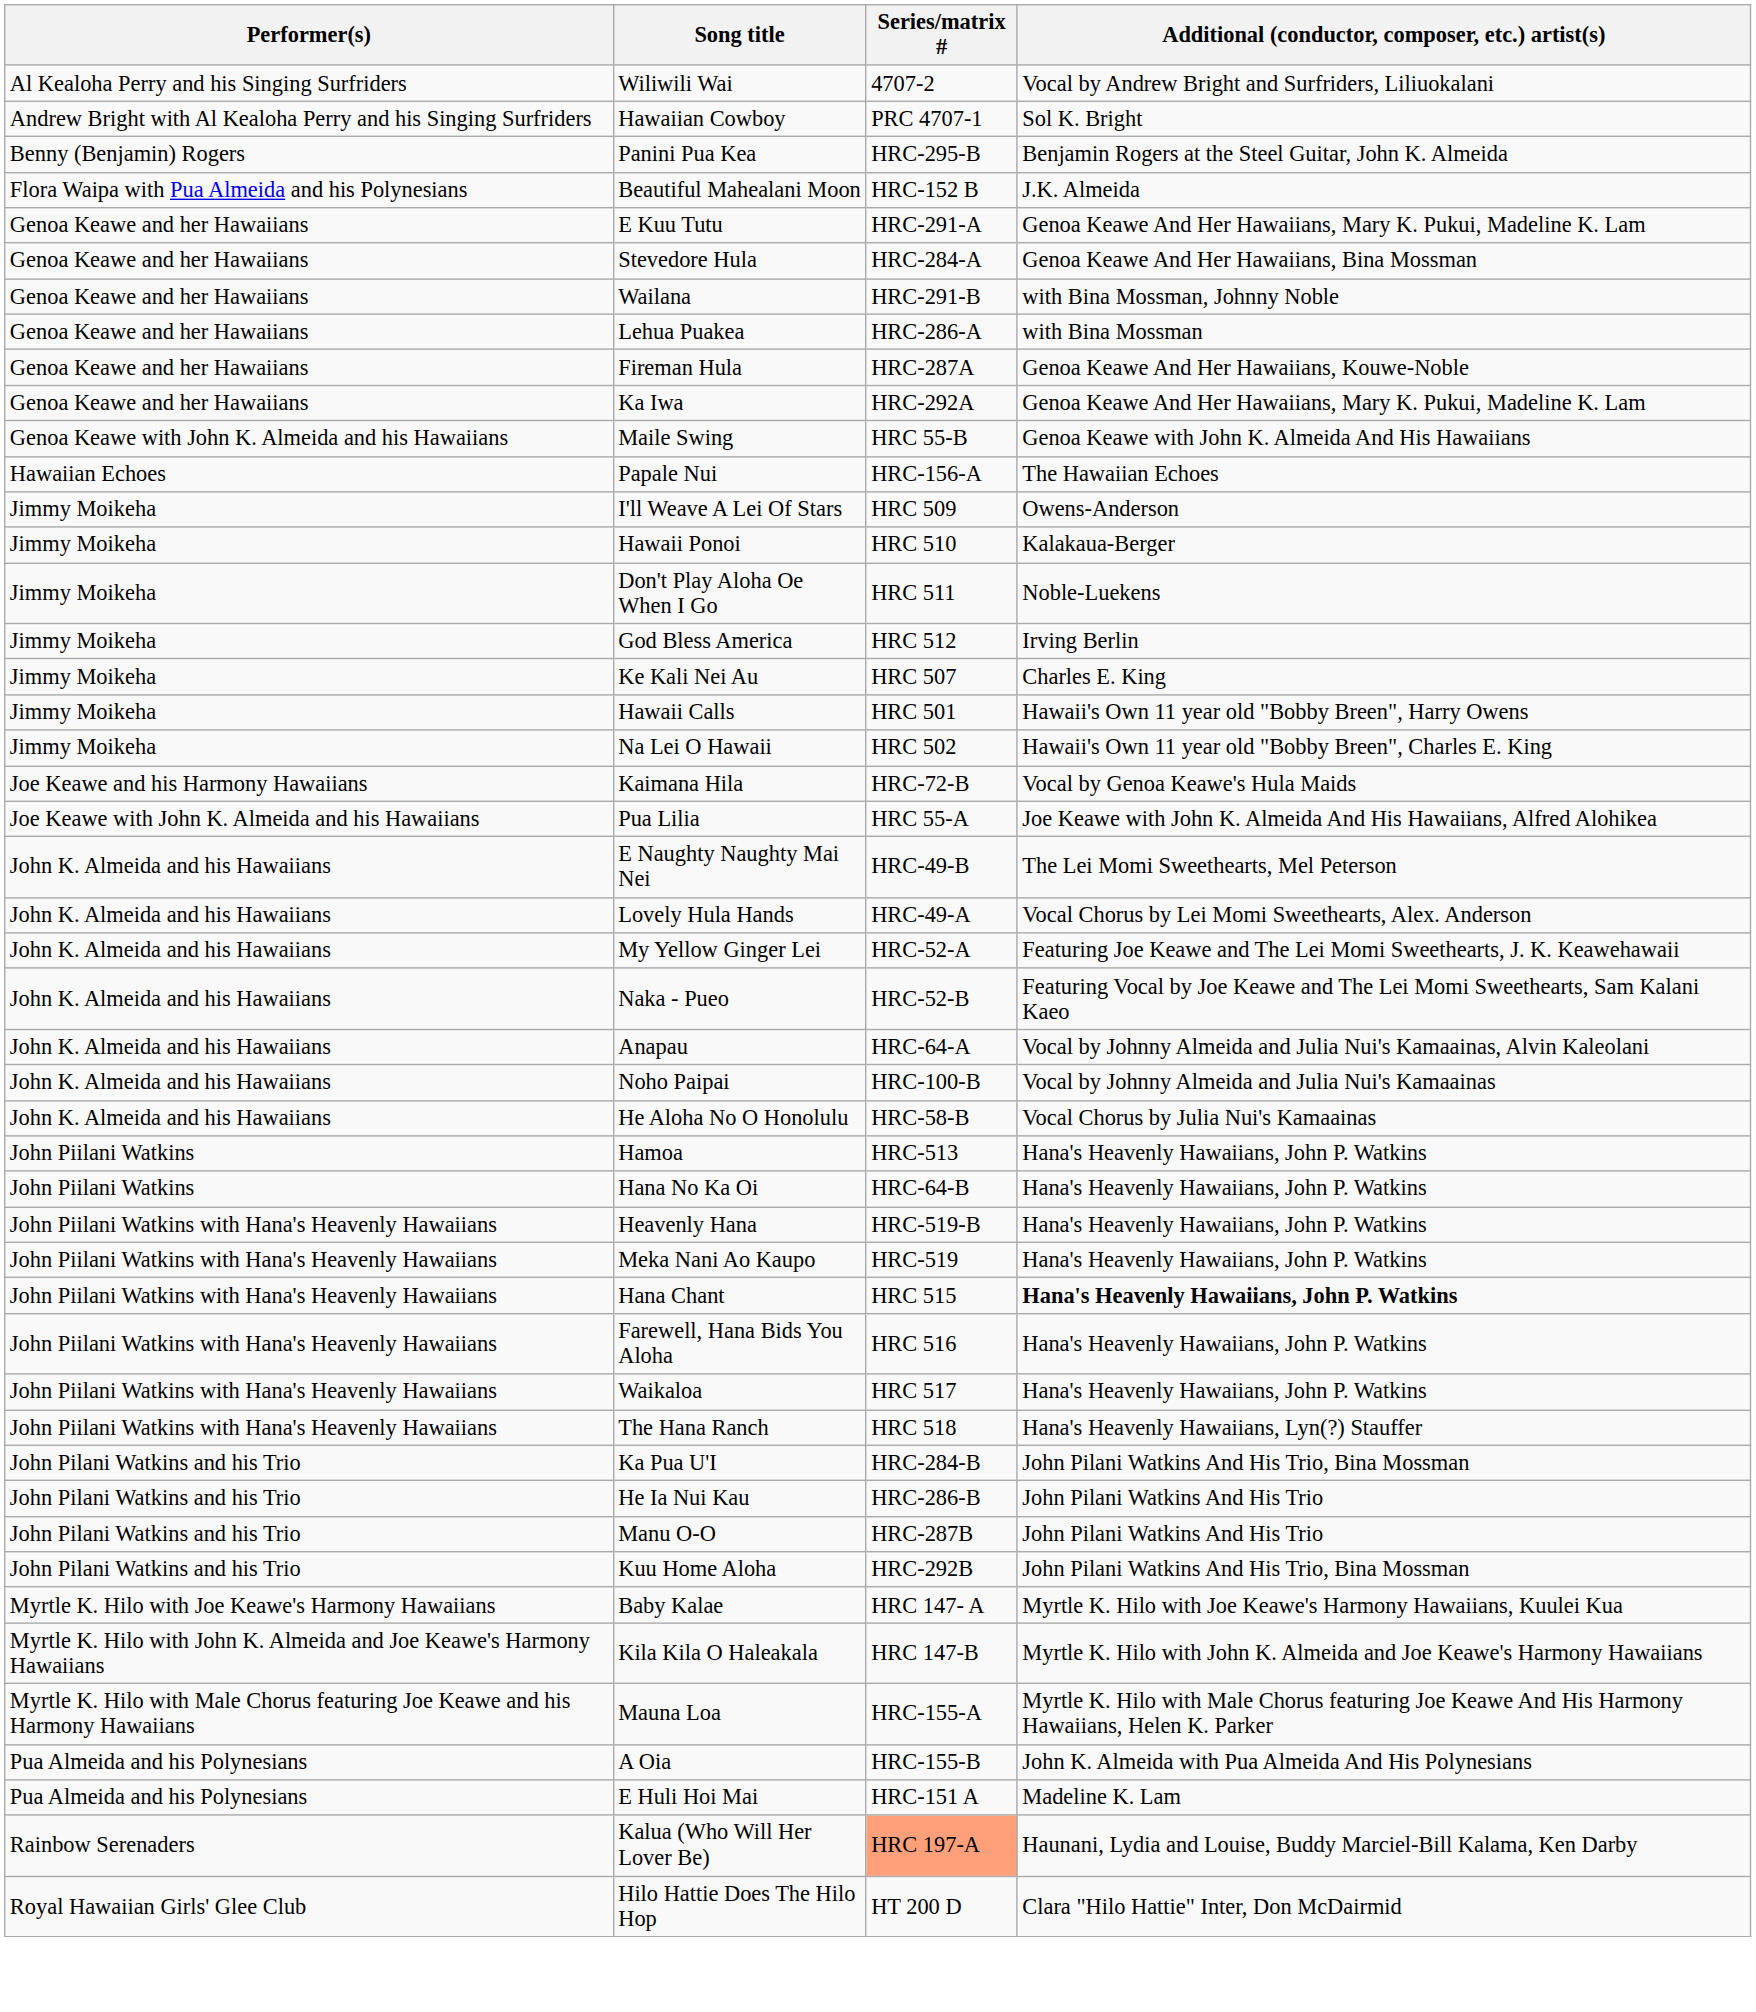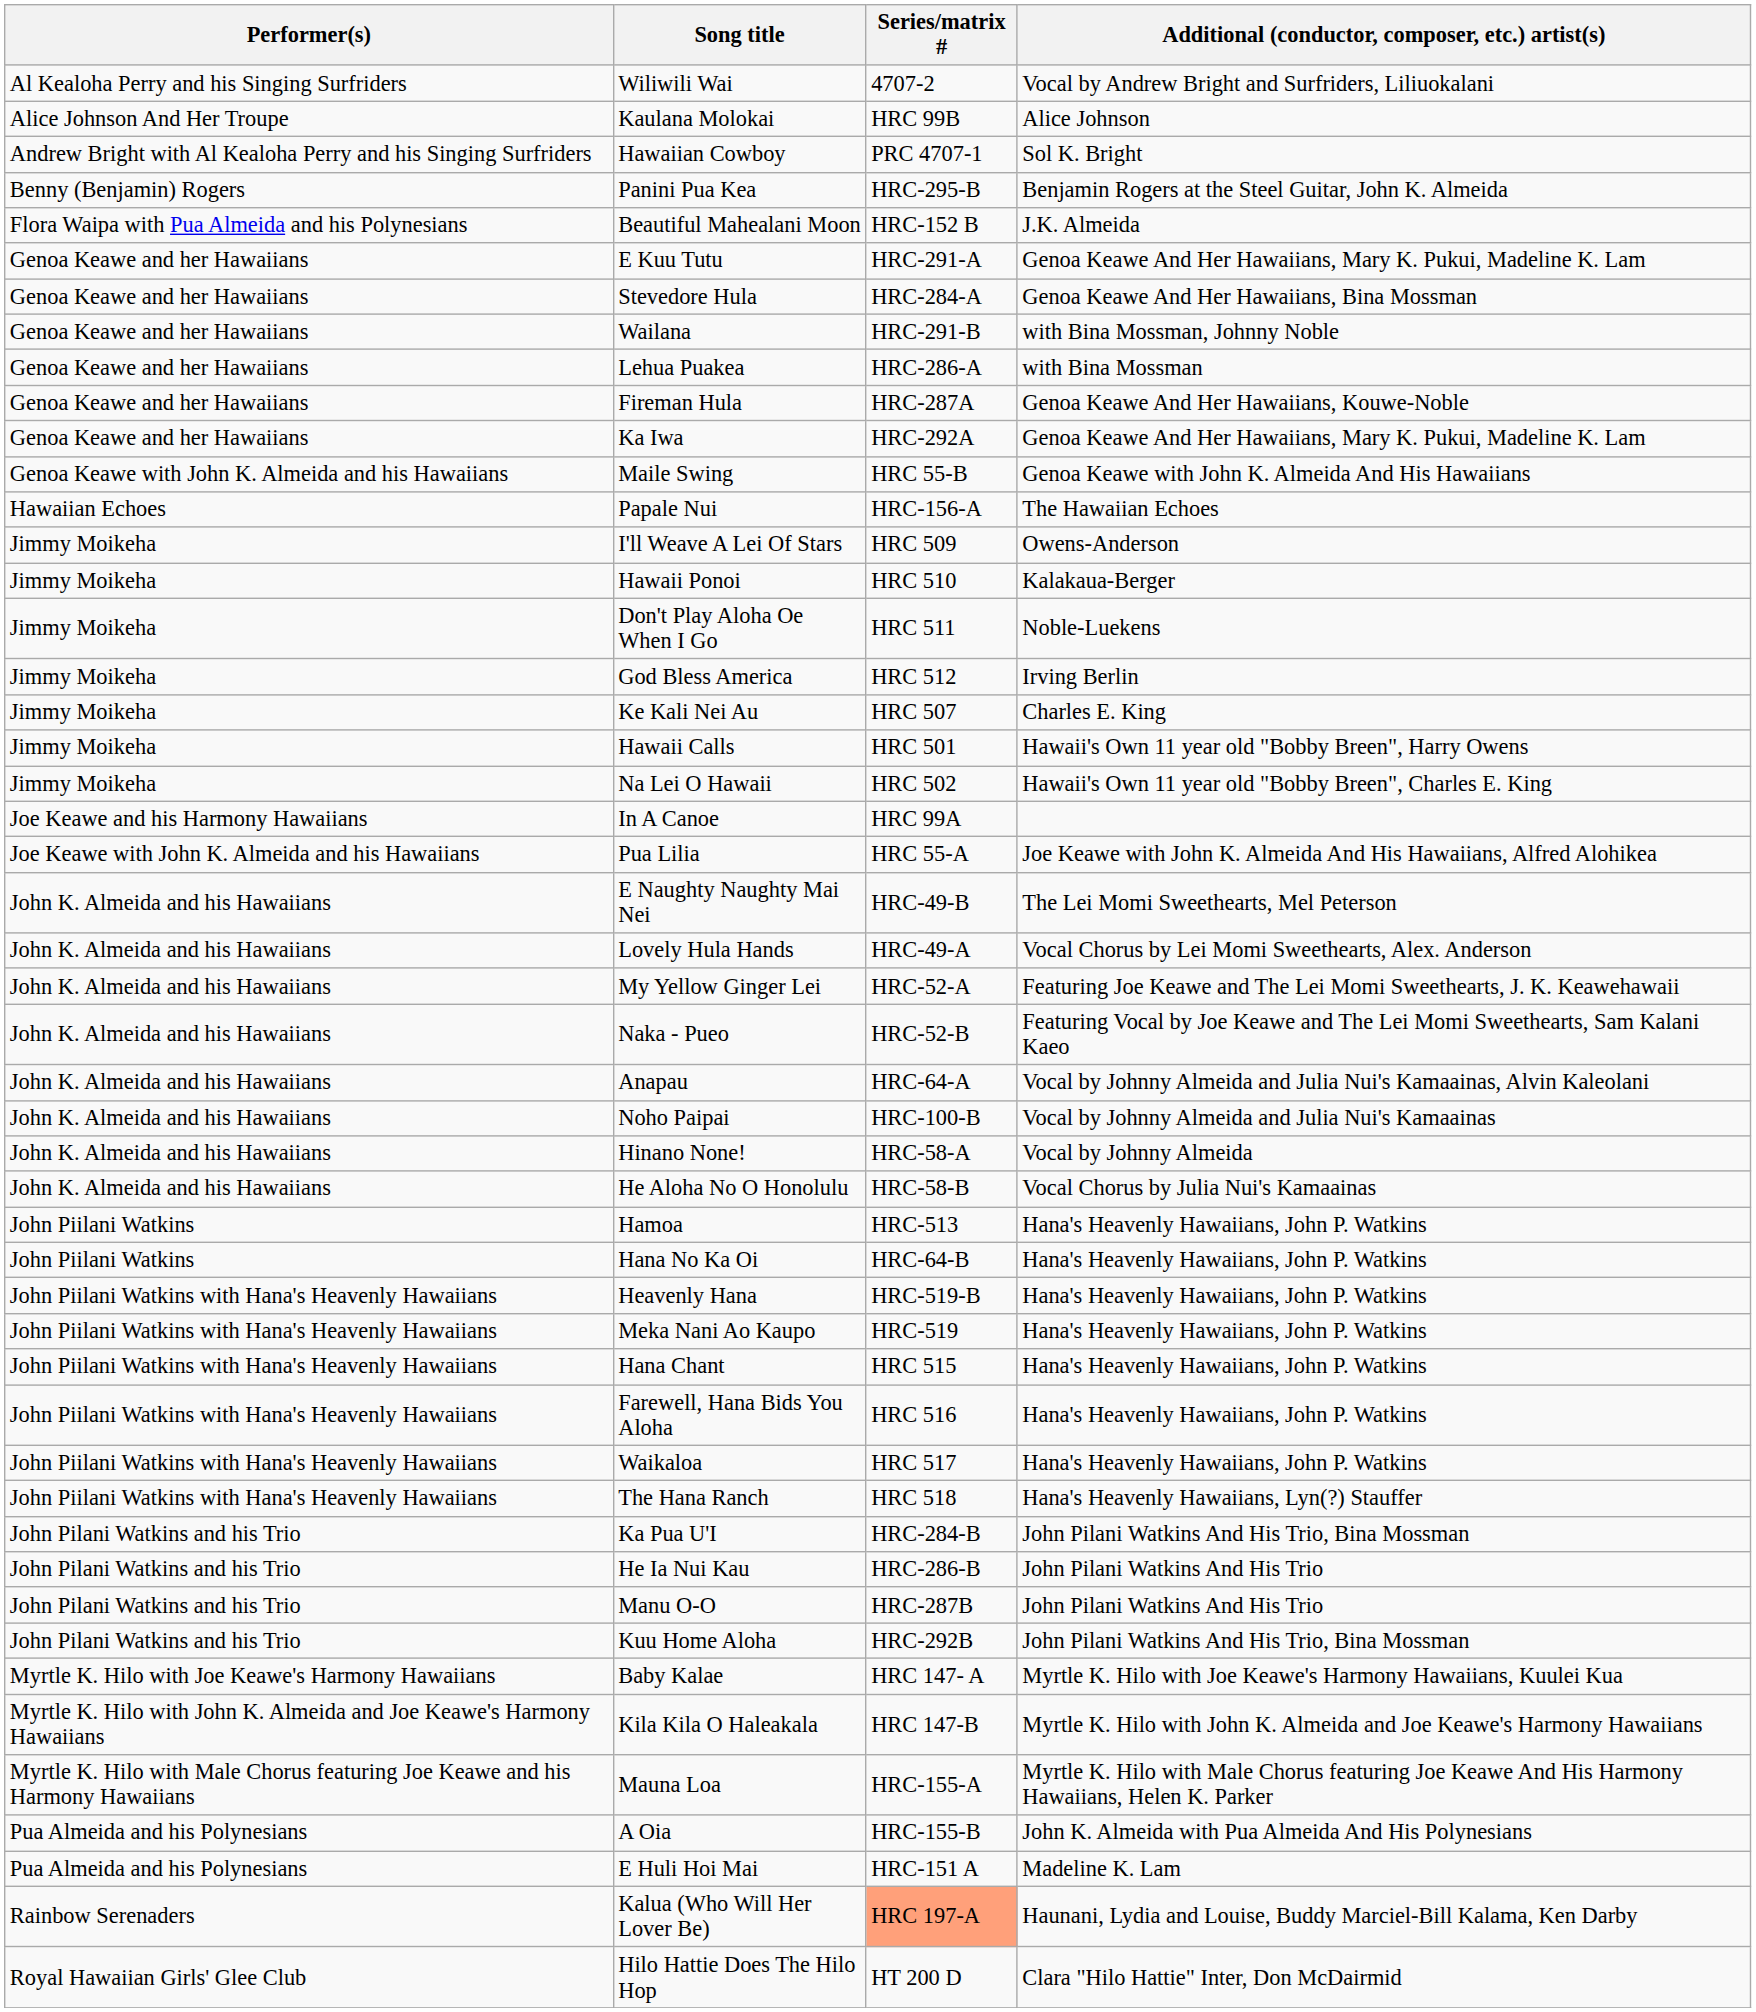+ row: (696, 118)
- row: (681, 783)
+ row: (669, 818)
+ row: (682, 1153)
(1240, 1295) bold -> (1224, 1366) normal
